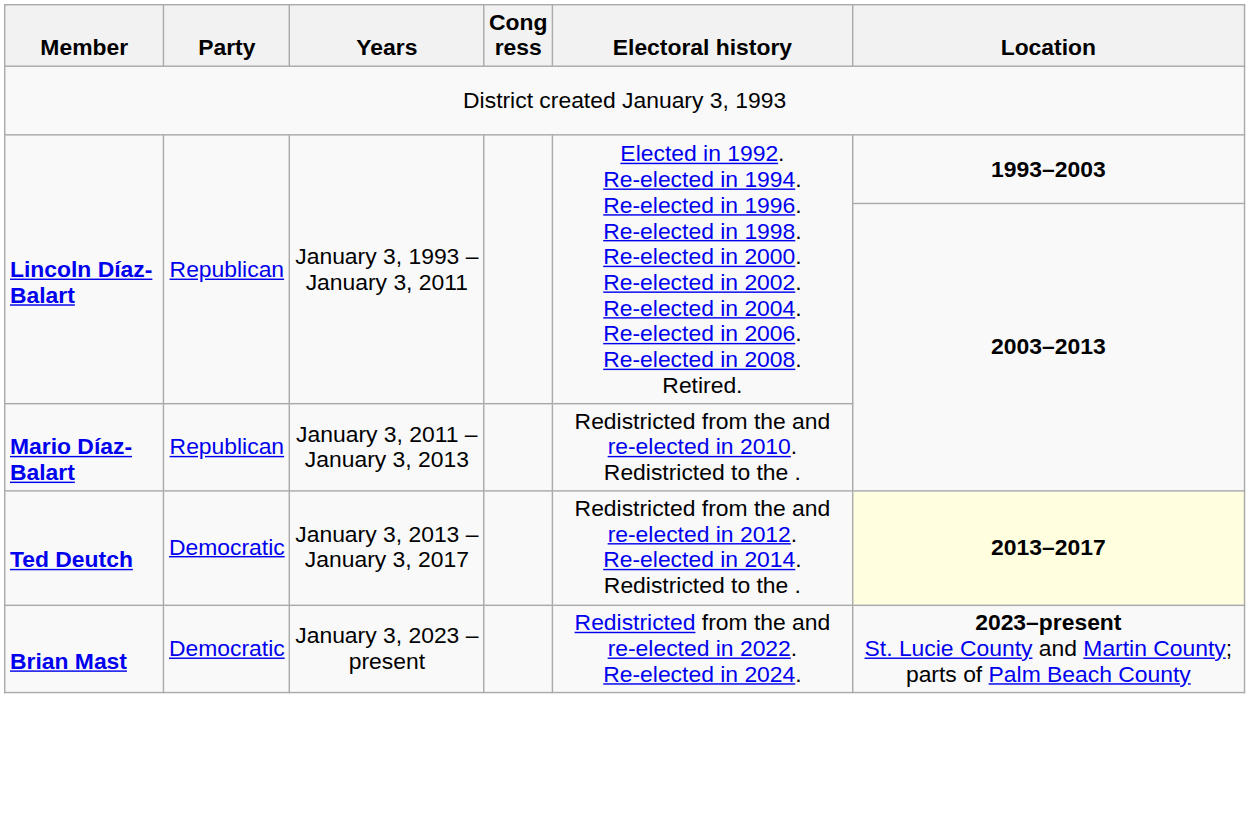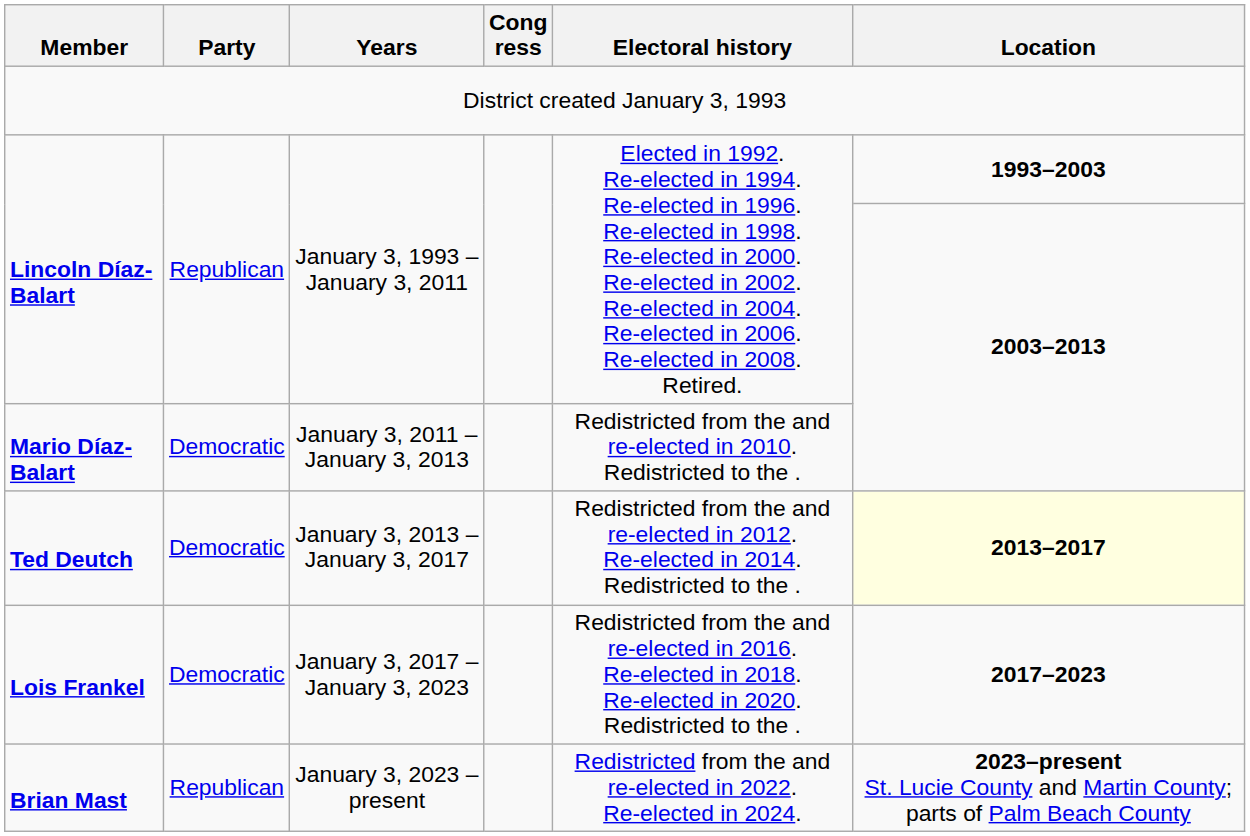(227, 446) Republican -> (227, 446) Democratic
+ row: (77, 686)
(227, 648) Democratic -> (227, 787) Republican
